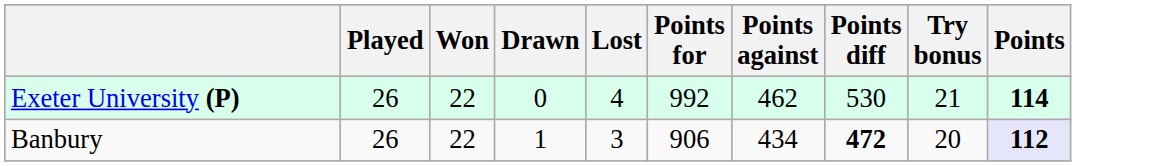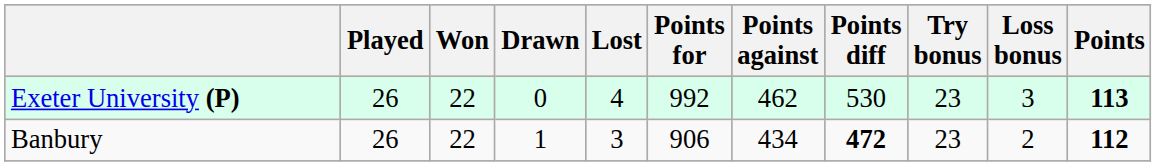+ column: (1028, 40)
(948, 97) 21 -> (948, 97) 23
(1029, 97) 114 -> (1109, 97) 113
(948, 139) 20 -> (948, 139) 23
(1029, 139) lavender background -> (1109, 139) no background
